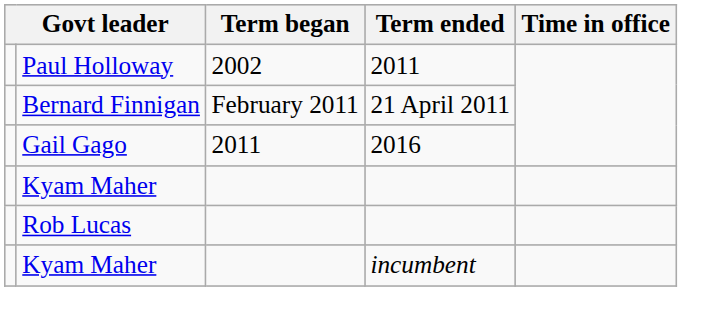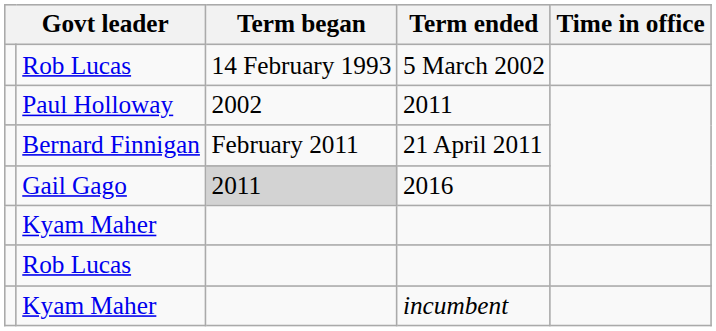+ row: (77, 64)
(236, 144) no background -> (236, 184) lightgrey background
